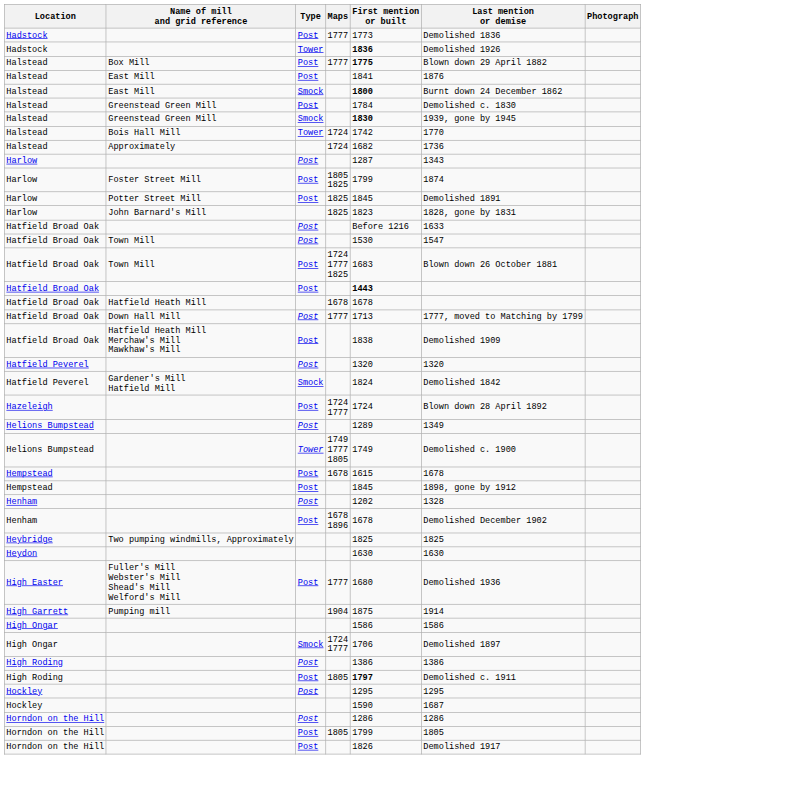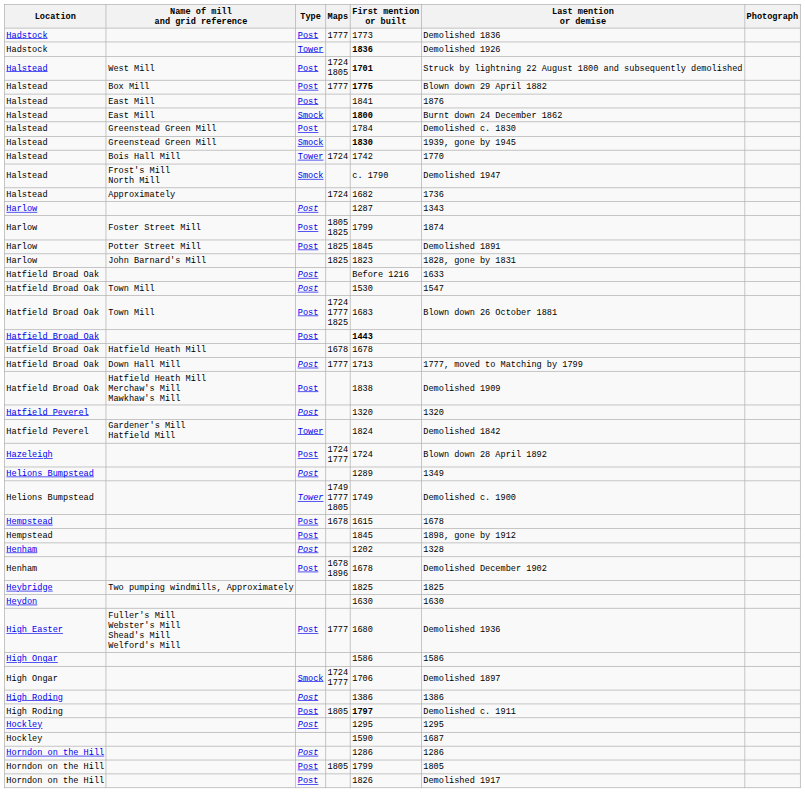+ row: (27, 68)
+ row: (27, 176)
(311, 383) Smock -> (311, 431) Tower
- row: (37, 611)
